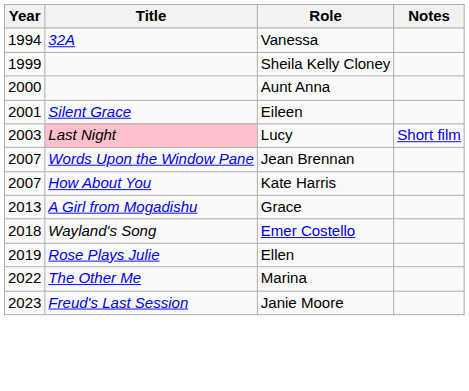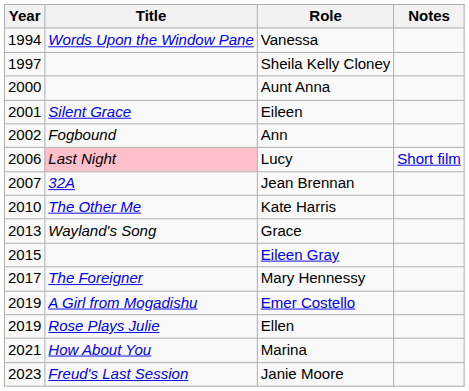(62, 40) 32A -> (151, 40) Words Upon the Window Pane
(25, 64) 1999 -> (25, 64) 1997
+ row: (274, 135)
(25, 135) 2003 -> (25, 159) 2006
(151, 159) Words Upon the Window Pane -> (62, 183) 32A
(25, 183) 2007 -> (25, 207) 2010
(100, 183) How About You -> (95, 207) The Other Me
(123, 207) A Girl from Mogadishu -> (102, 231) Wayland's Song
+ row: (300, 254)
+ row: (313, 278)
(25, 231) 2018 -> (25, 302) 2019
(102, 231) Wayland's Song -> (123, 302) A Girl from Mogadishu
(25, 278) 2022 -> (25, 350) 2021
(95, 278) The Other Me -> (100, 350) How About You
